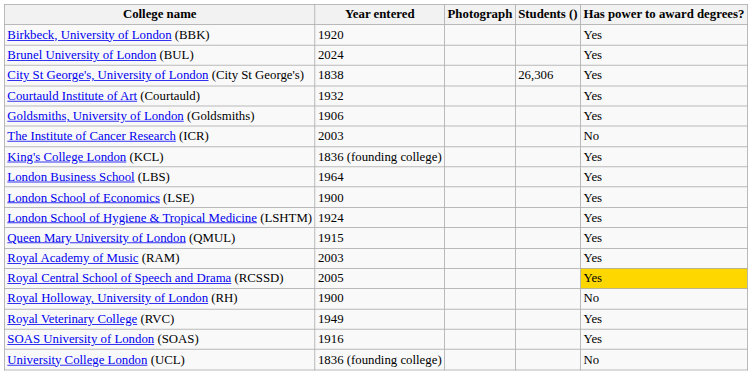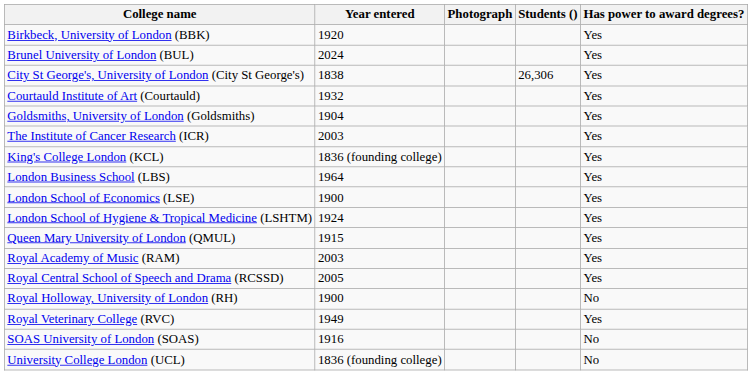(331, 116) 1906 -> (331, 116) 1904
(591, 136) No -> (593, 136) Yes
(593, 278) gold background -> (593, 278) no background
(593, 339) Yes -> (591, 339) No
